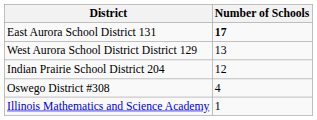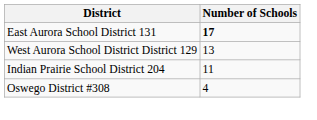(221, 69) 12 -> (208, 69) 11
- row: (108, 106)
